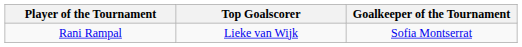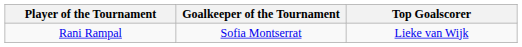columns swapped: (261, 14) <-> (432, 14)
